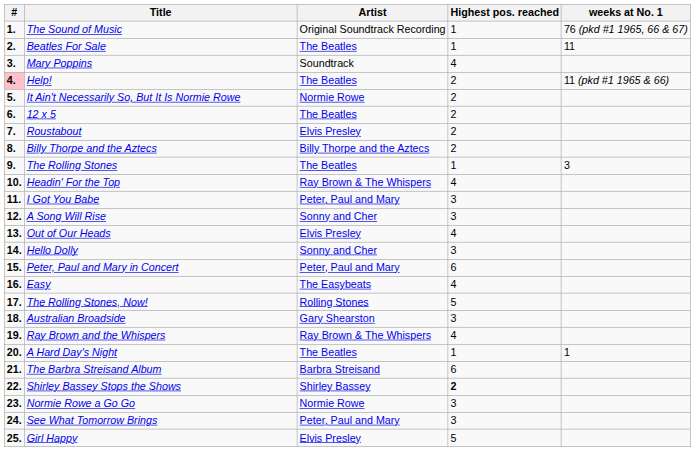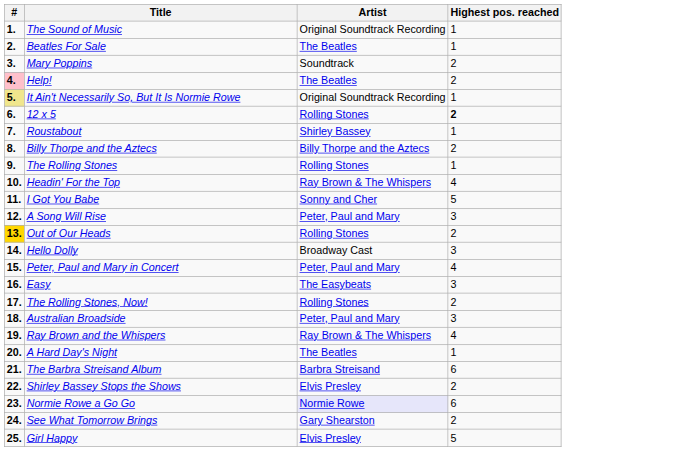- column: (626, 13)
(454, 64) 4 -> (454, 64) 2
(11, 98) no background -> (11, 98) khaki background
(332, 98) Normie Rowe -> (373, 98) Original Soundtrack Recording
(454, 98) 2 -> (454, 98) 1
(328, 115) The Beatles -> (334, 115) Rolling Stones
(454, 115) normal -> (454, 115) bold
(330, 132) Elvis Presley -> (335, 132) Shirley Bassey
(454, 132) 2 -> (454, 132) 1
(328, 166) The Beatles -> (334, 166) Rolling Stones
(350, 200) Peter, Paul and Mary -> (338, 200) Sonny and Cher
(454, 200) 3 -> (454, 200) 5
(338, 217) Sonny and Cher -> (350, 217) Peter, Paul and Mary
(14, 234) no background -> (14, 234) gold background
(330, 234) Elvis Presley -> (334, 234) Rolling Stones
(454, 234) 4 -> (454, 234) 2
(338, 251) Sonny and Cher -> (336, 251) Broadway Cast
(454, 268) 6 -> (454, 268) 4
(454, 285) 4 -> (454, 285) 3
(454, 302) 5 -> (454, 302) 2
(337, 319) Gary Shearston -> (350, 319) Peter, Paul and Mary
(335, 387) Shirley Bassey -> (330, 387) Elvis Presley
(454, 387) bold -> (454, 387) normal
(332, 404) no background -> (332, 404) lavender background
(454, 404) 3 -> (454, 404) 6
(350, 421) Peter, Paul and Mary -> (337, 421) Gary Shearston
(454, 421) 3 -> (454, 421) 2
